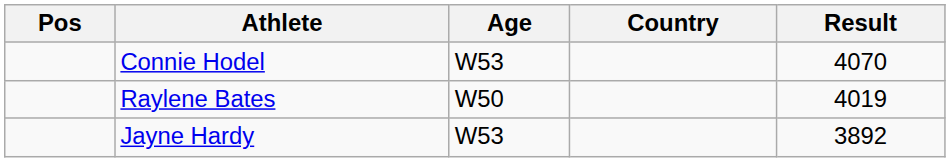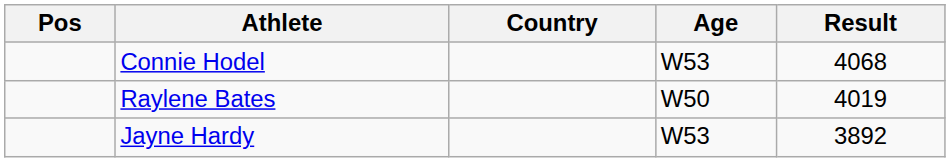columns swapped: (510, 23) <-> (673, 23)
(860, 61) 4070 -> (860, 61) 4068
